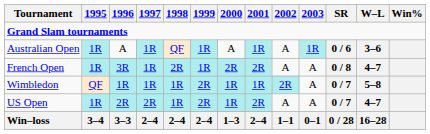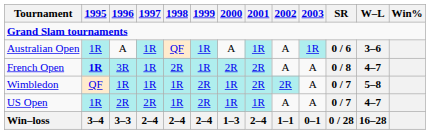(96, 66) normal -> (96, 66) bold
(258, 84) 1R -> (258, 84) 2R
(258, 102) 2R -> (258, 102) 1R
